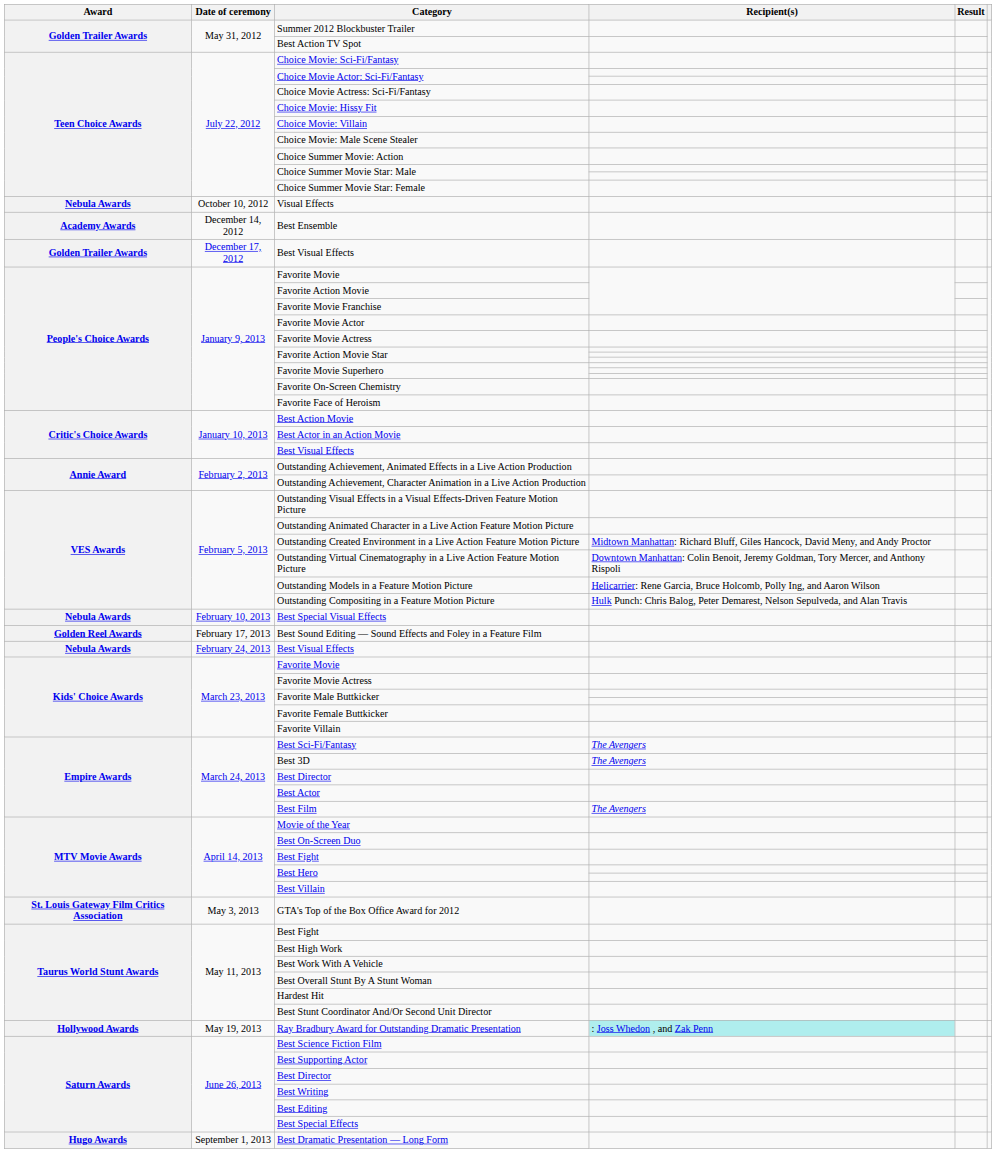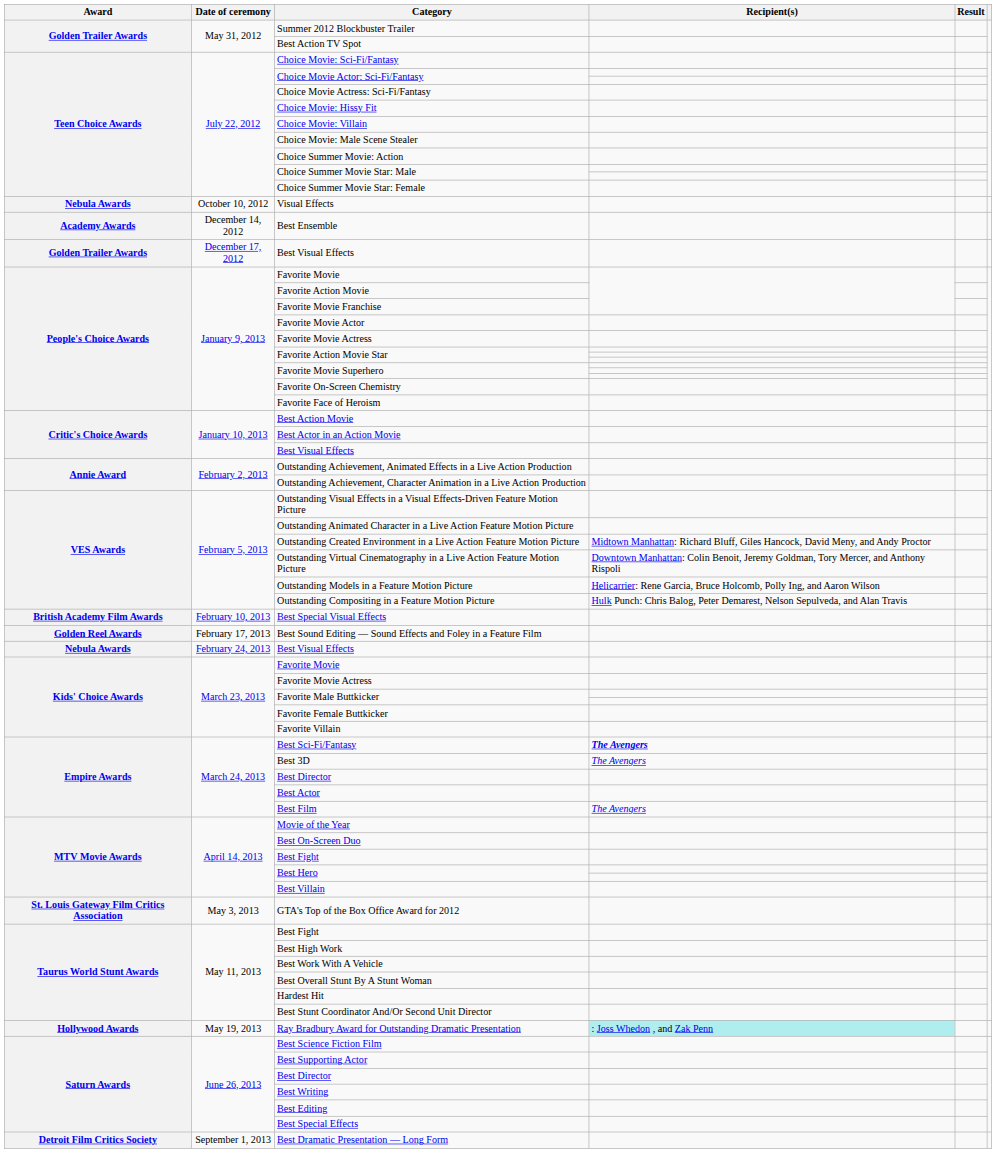(98, 617) Nebula Awards -> (98, 617) British Academy Film Awards
(619, 745) normal -> (620, 745) bold
(98, 1140) Hugo Awards -> (98, 1140) Detroit Film Critics Society
